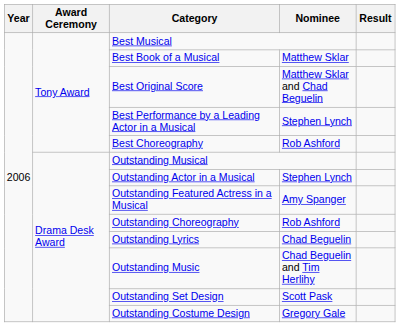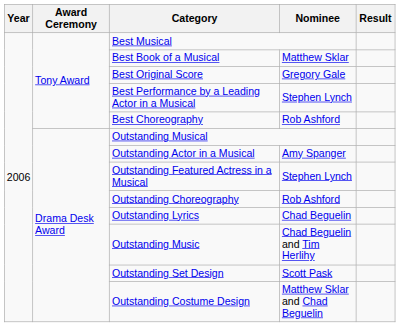(315, 86) Matthew Sklar and Chad Beguelin -> (314, 74) Gregory Gale
(317, 177) Stephen Lynch -> (314, 153) Amy Spanger
(314, 200) Amy Spanger -> (317, 176) Stephen Lynch
(314, 313) Gregory Gale -> (315, 301) Matthew Sklar and Chad Beguelin
